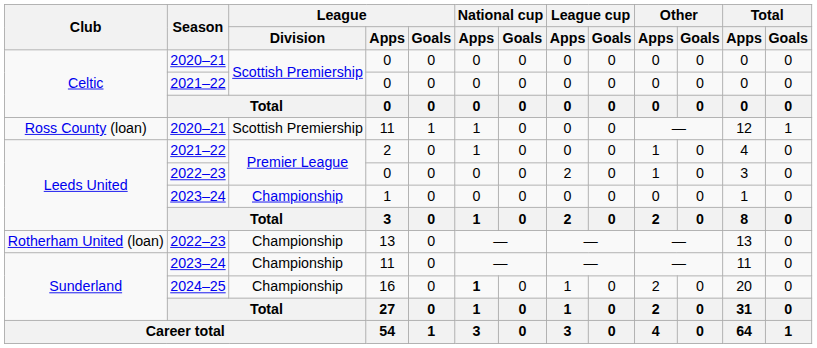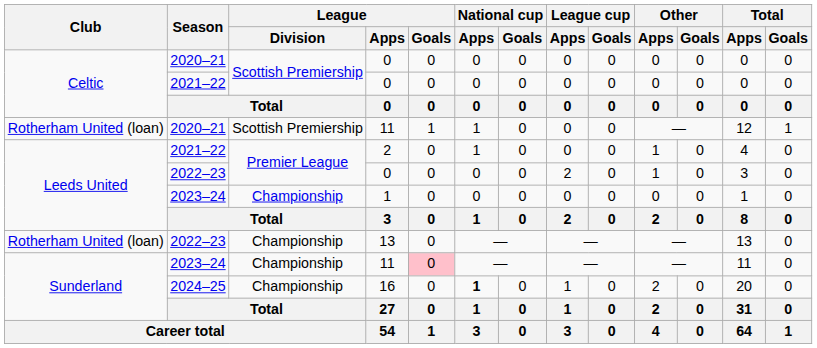(86, 128) Ross County (loan) -> (86, 128) Rotherham United (loan)
(431, 264) no background -> (431, 264) pink background
